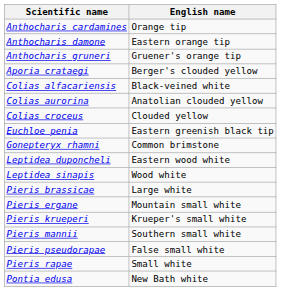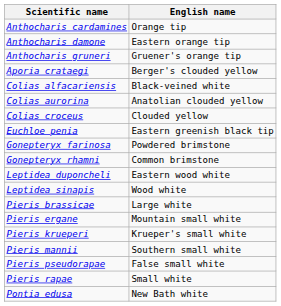+ row: (59, 145)
